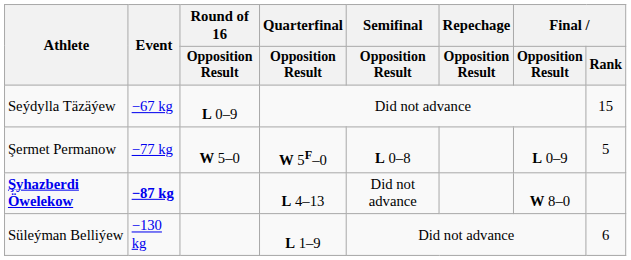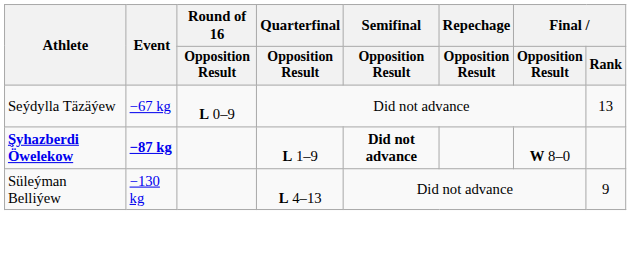(606, 106) 15 -> (606, 106) 13
- row: (62, 149)
(303, 202) L 4–13 -> (300, 156) L 1–9
(393, 193) normal -> (391, 148) bold
(303, 243) L 1–9 -> (300, 198) L 4–13
(606, 235) 6 -> (606, 189) 9
